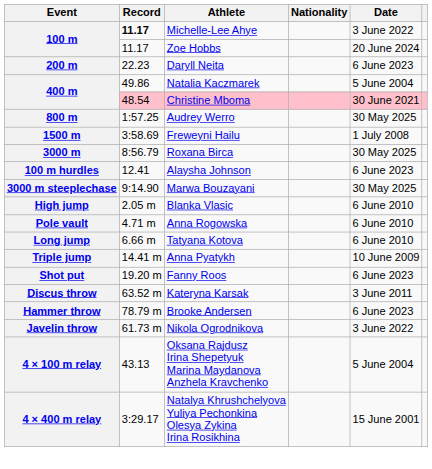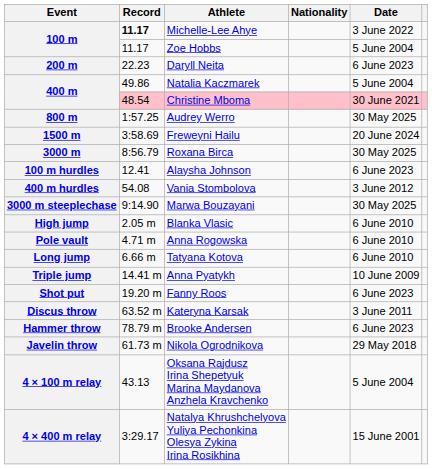(386, 48) 20 June 2024 -> (383, 48) 5 June 2004
(381, 135) 1 July 2008 -> (386, 135) 20 June 2024
+ row: (62, 188)
(383, 328) 3 June 2022 -> (384, 345) 29 May 2018
